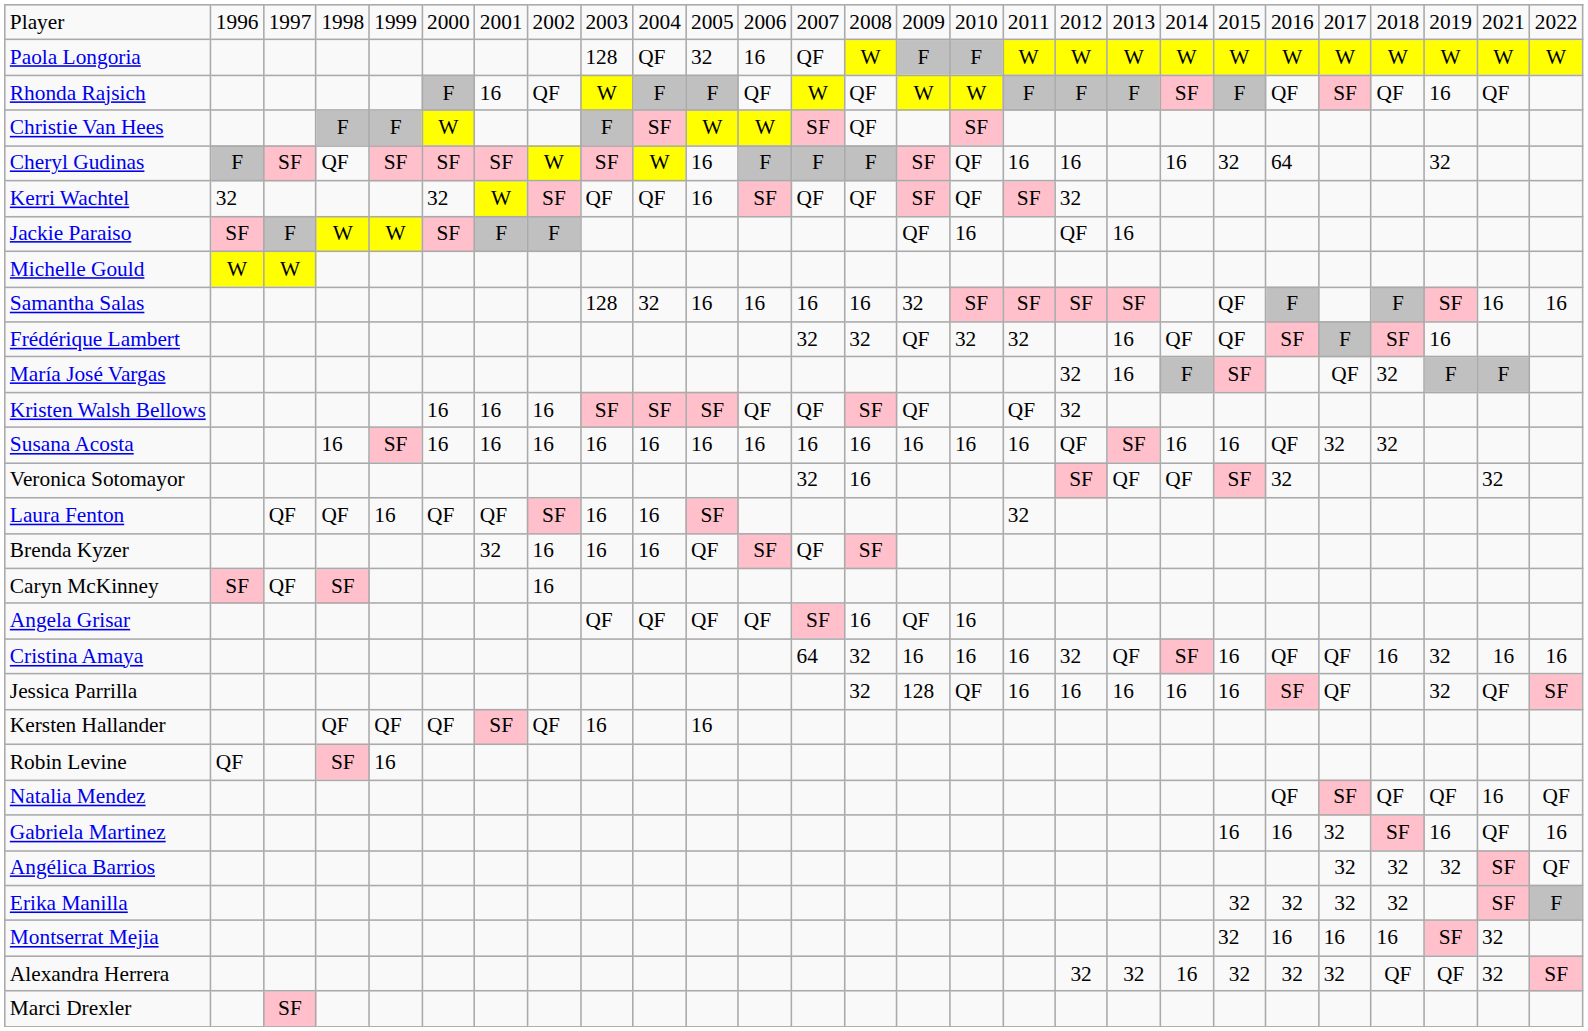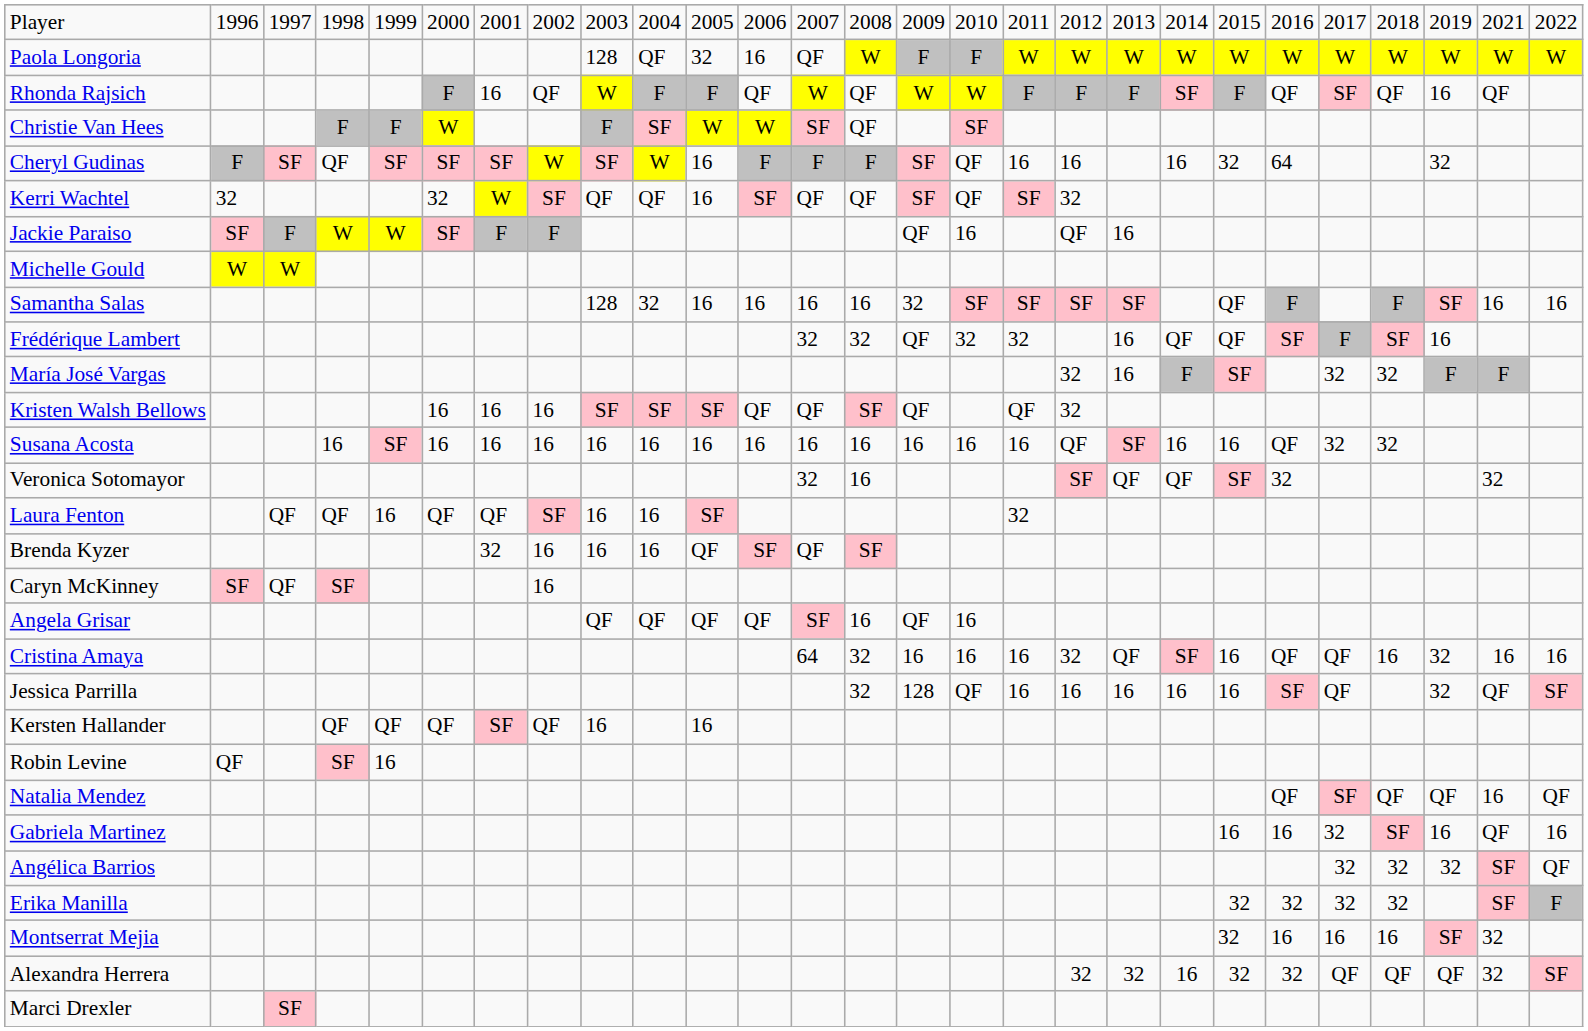(1345, 373) QF -> (1334, 373) 32
(1334, 972) 32 -> (1345, 972) QF
